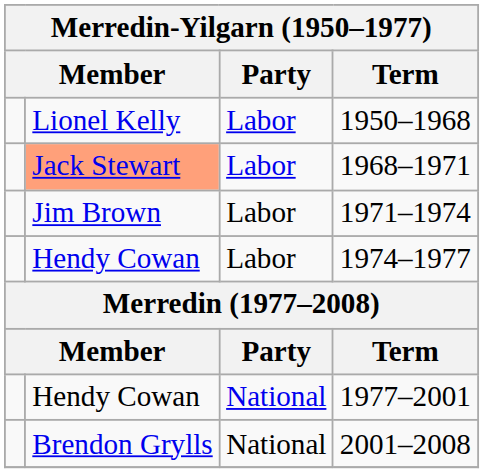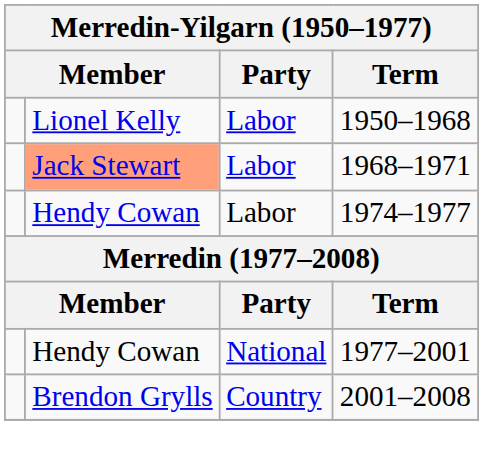- row: (405, 212)
(276, 443) National -> (274, 397) Country
